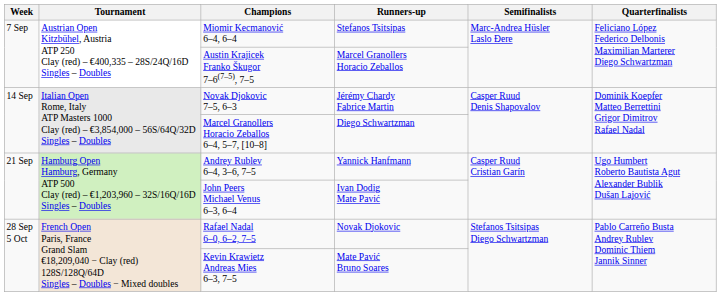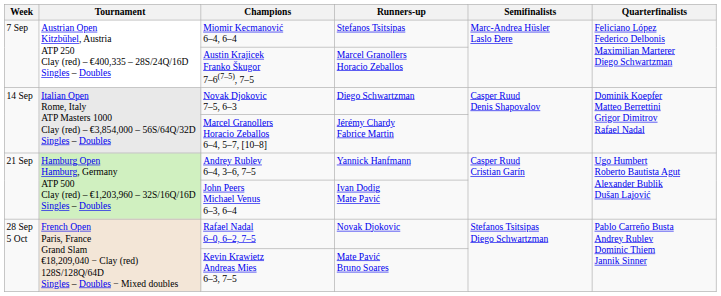(366, 101) Jérémy Chardy Fabrice Martin -> (376, 95) Diego Schwartzman
(376, 123) Diego Schwartzman -> (366, 128) Jérémy Chardy Fabrice Martin
